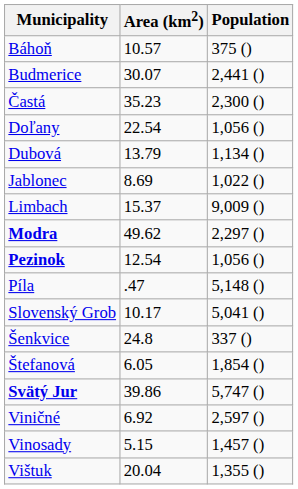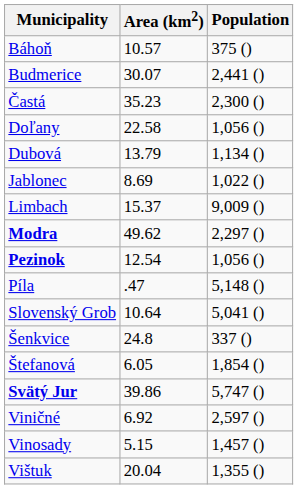(142, 127) 22.54 -> (142, 127) 22.58
(142, 312) 10.17 -> (142, 312) 10.64
